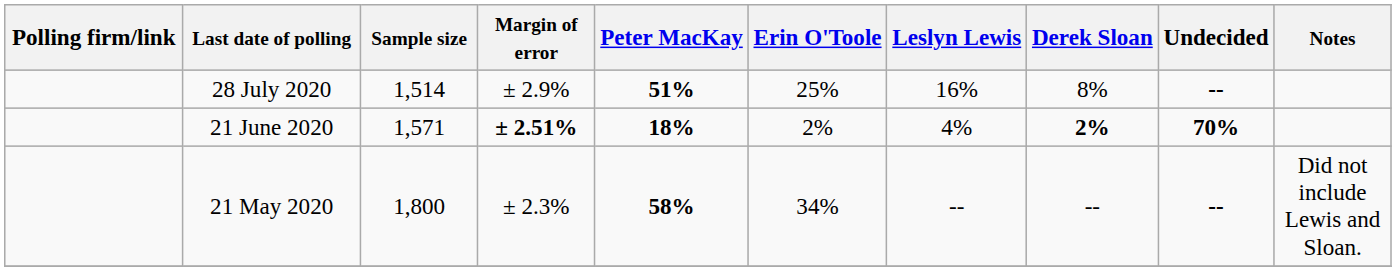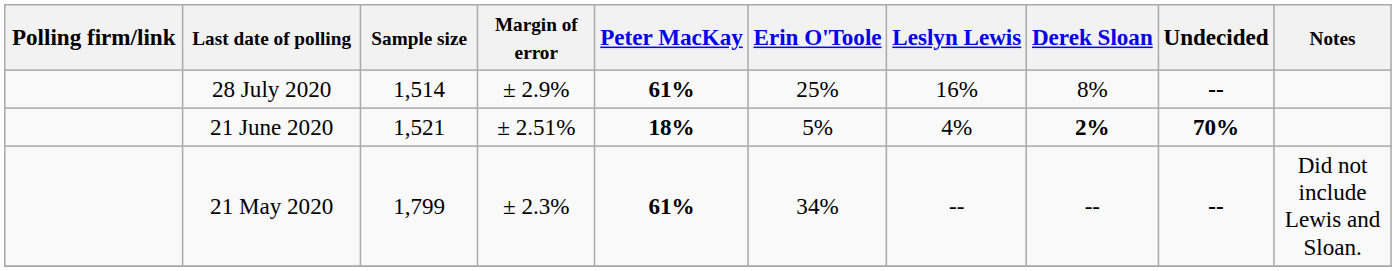(672, 89) 51% -> (672, 89) 61%
(419, 127) 1,571 -> (419, 127) 1,521
(536, 127) bold -> (536, 127) normal
(818, 127) 2% -> (818, 127) 5%
(419, 206) 1,800 -> (419, 206) 1,799
(672, 206) 58% -> (672, 206) 61%
